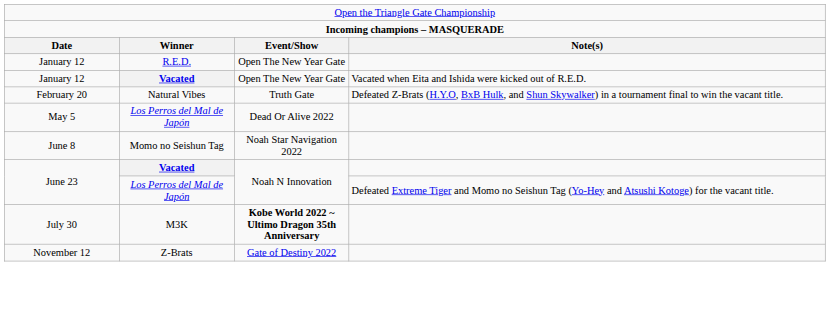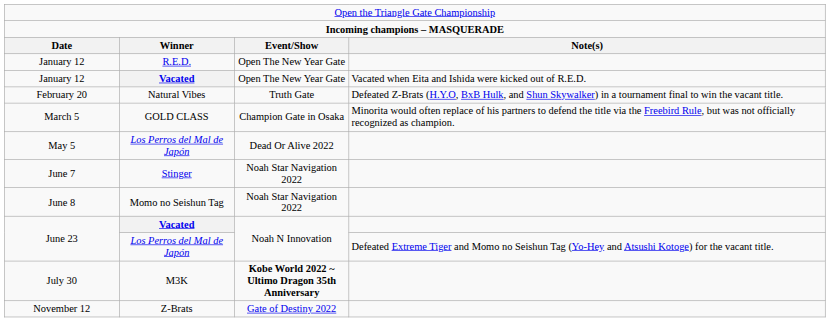+ row: (62, 117)
+ row: (62, 173)
